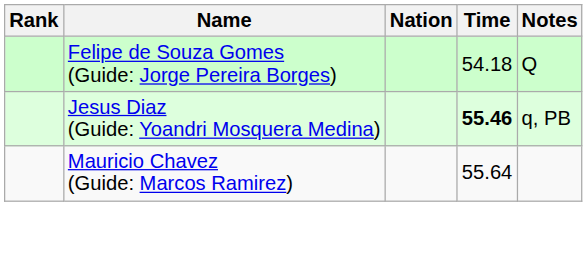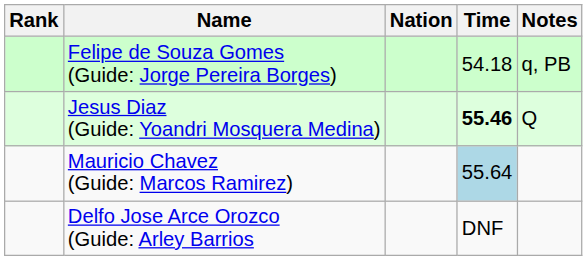(529, 63) Q -> (546, 63) q, PB
(546, 118) q, PB -> (529, 118) Q
(487, 173) no background -> (487, 173) lightblue background
+ row: (174, 227)
